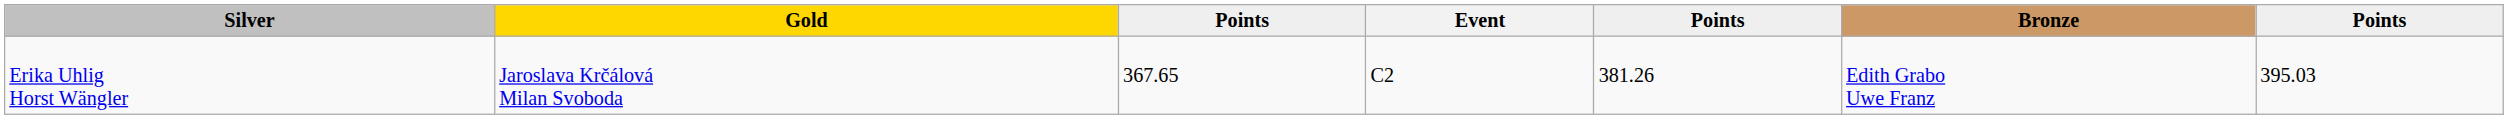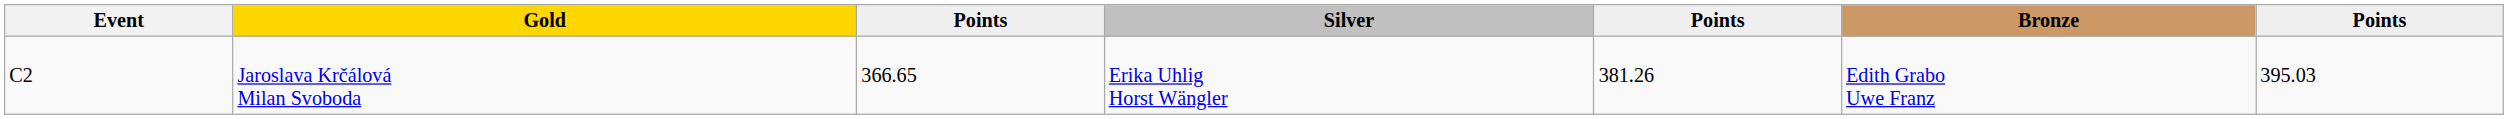columns swapped: (1480, 20) <-> (250, 20)
(1151, 75) 367.65 -> (889, 75) 366.65
